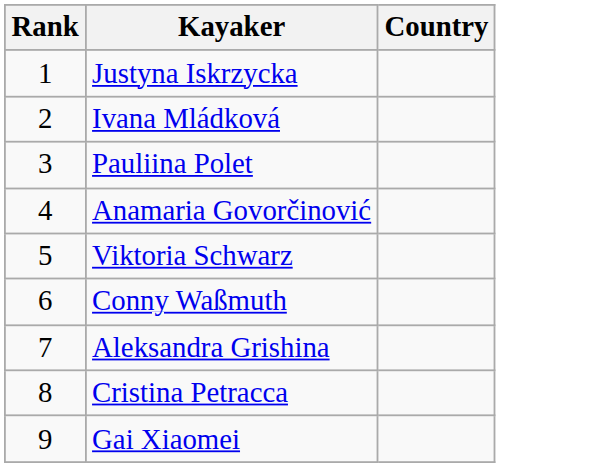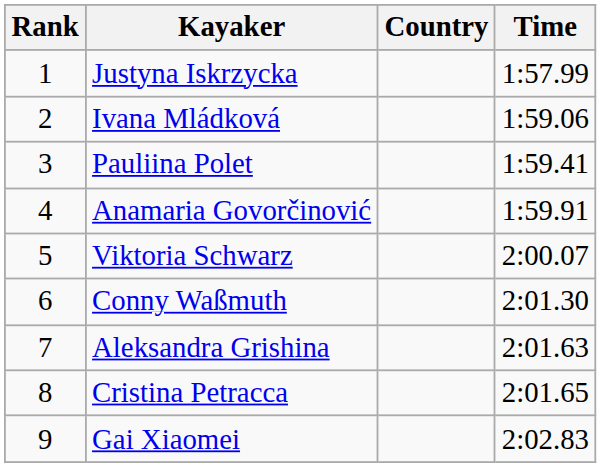+ column: (545, 27)
